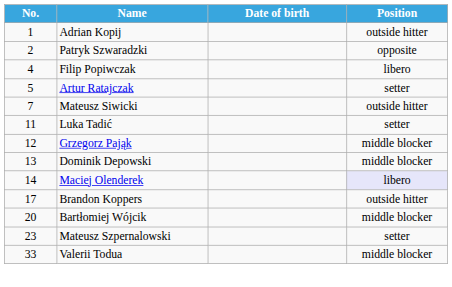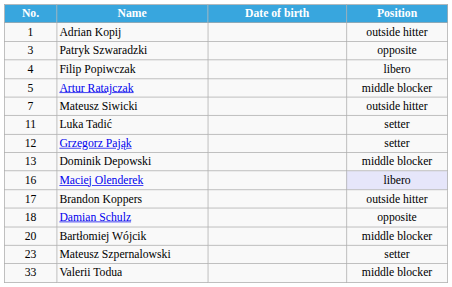(31, 50) 2 -> (31, 50) 3
(397, 87) setter -> (397, 87) middle blocker
(397, 143) middle blocker -> (397, 143) setter
(31, 180) 14 -> (31, 180) 16
+ row: (95, 217)
